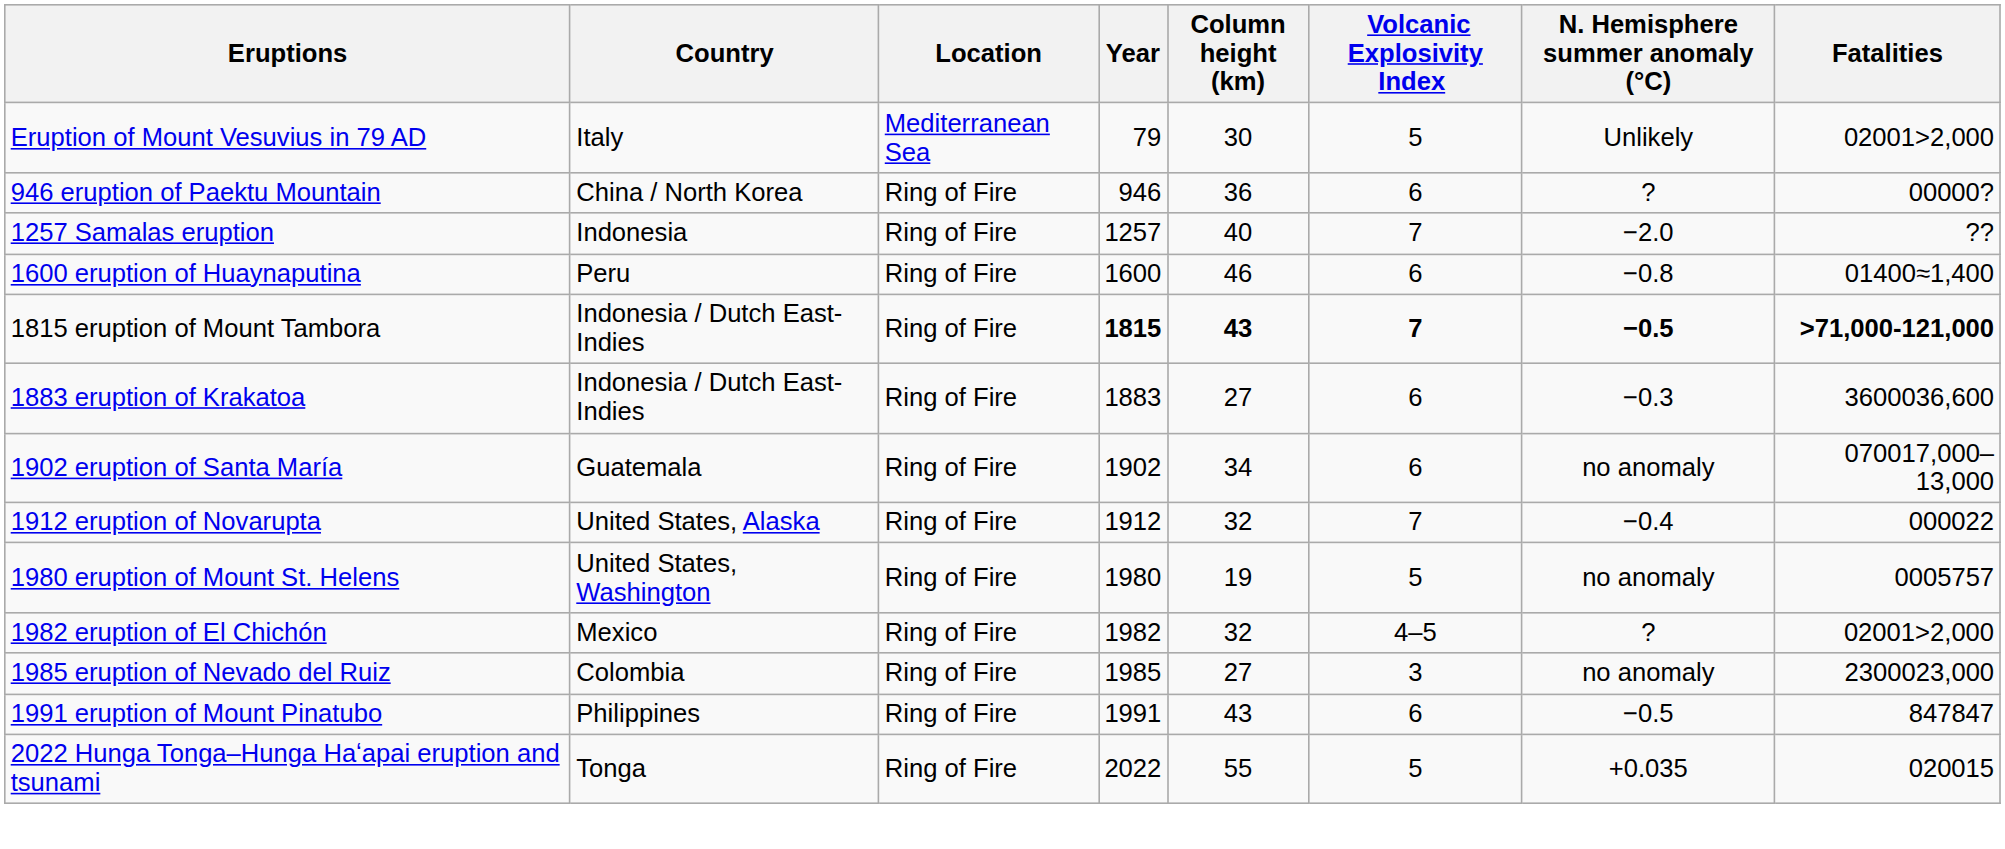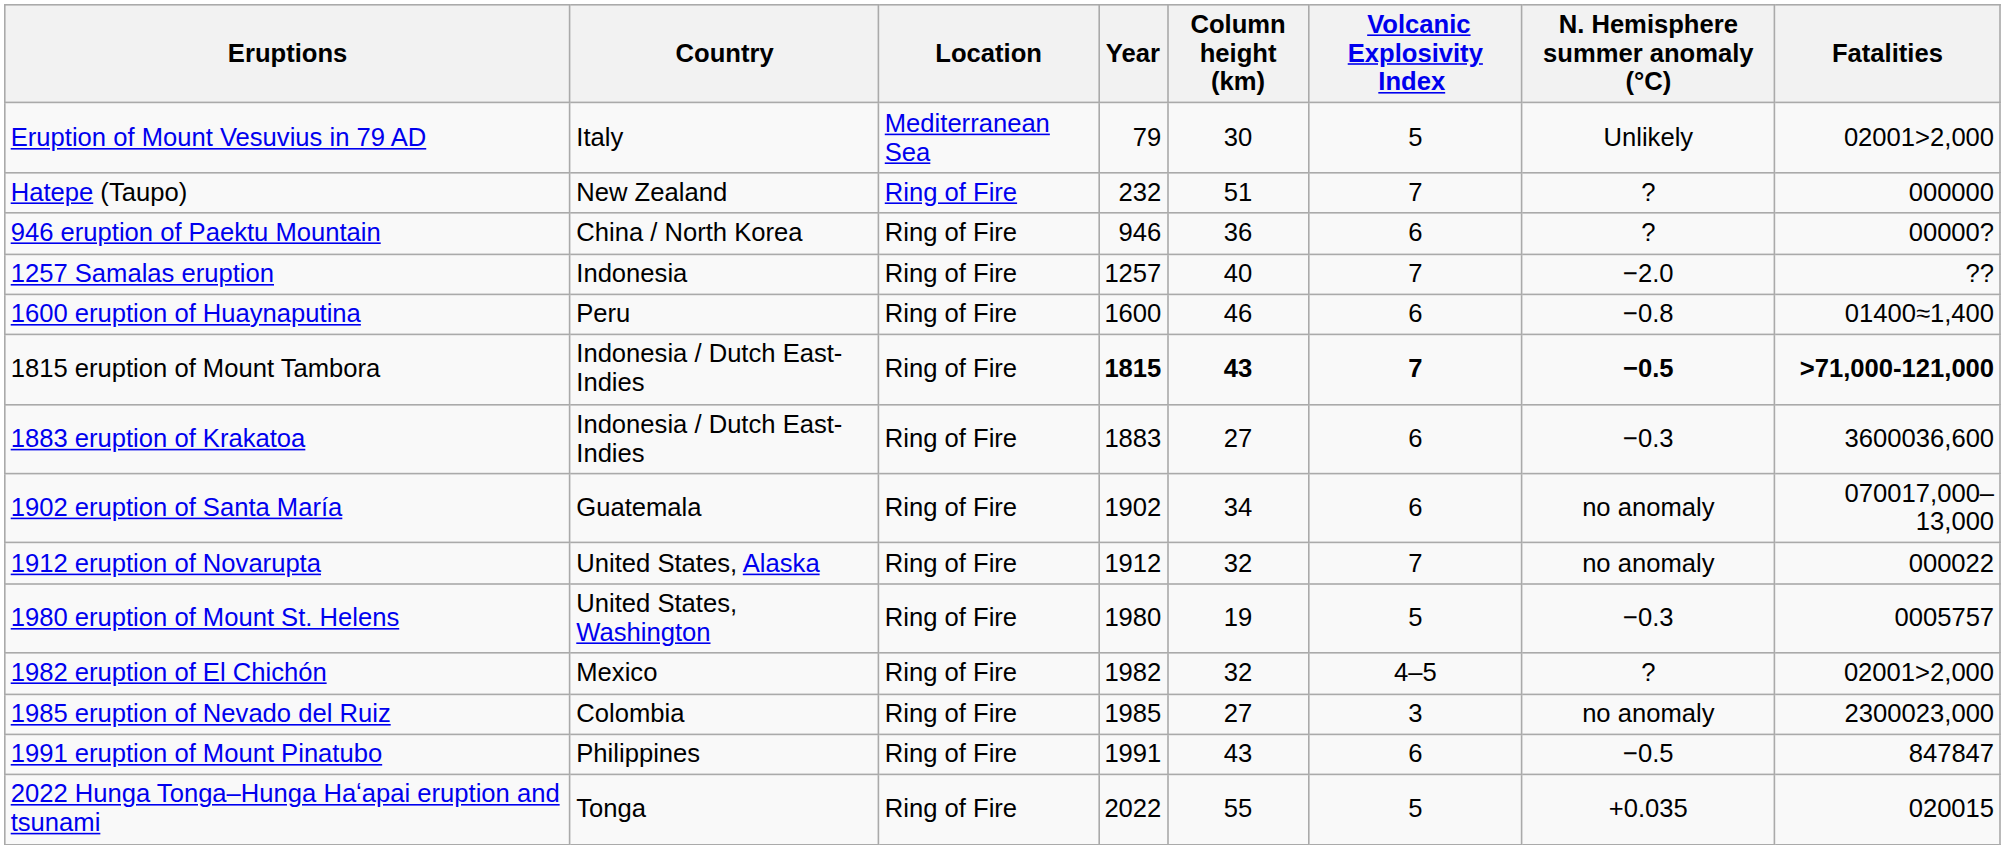+ row: (99, 192)
(1648, 522) −0.4 -> (1648, 563) no anomaly
(1648, 577) no anomaly -> (1648, 618) −0.3
